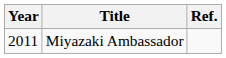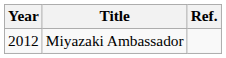(23, 41) 2011 -> (23, 41) 2012
